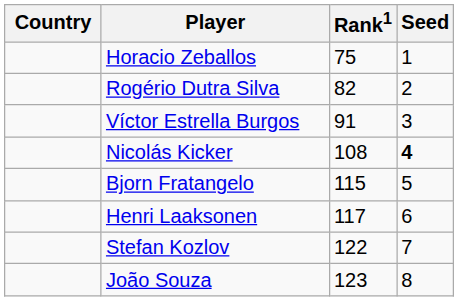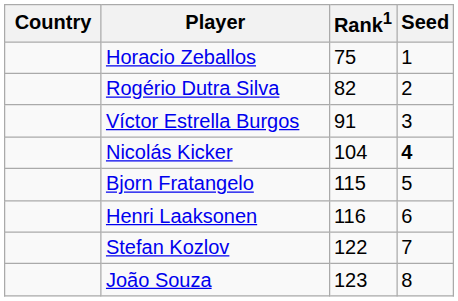(351, 152) 108 -> (351, 152) 104
(350, 216) 117 -> (350, 216) 116
